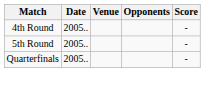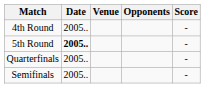(76, 43) normal -> (76, 43) bold
+ row: (33, 75)
